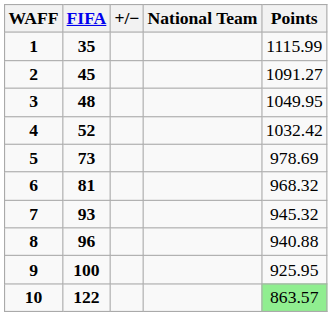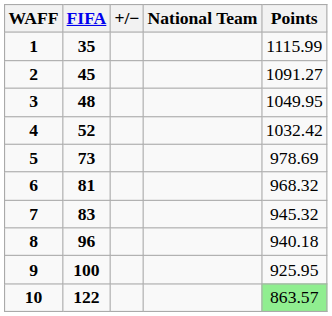(86, 213) 93 -> (86, 213) 83
(294, 241) 940.88 -> (294, 241) 940.18
